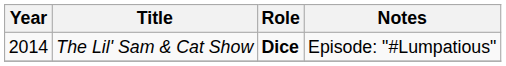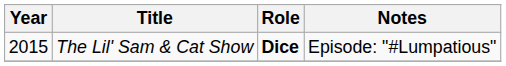(28, 46) 2014 -> (28, 46) 2015
